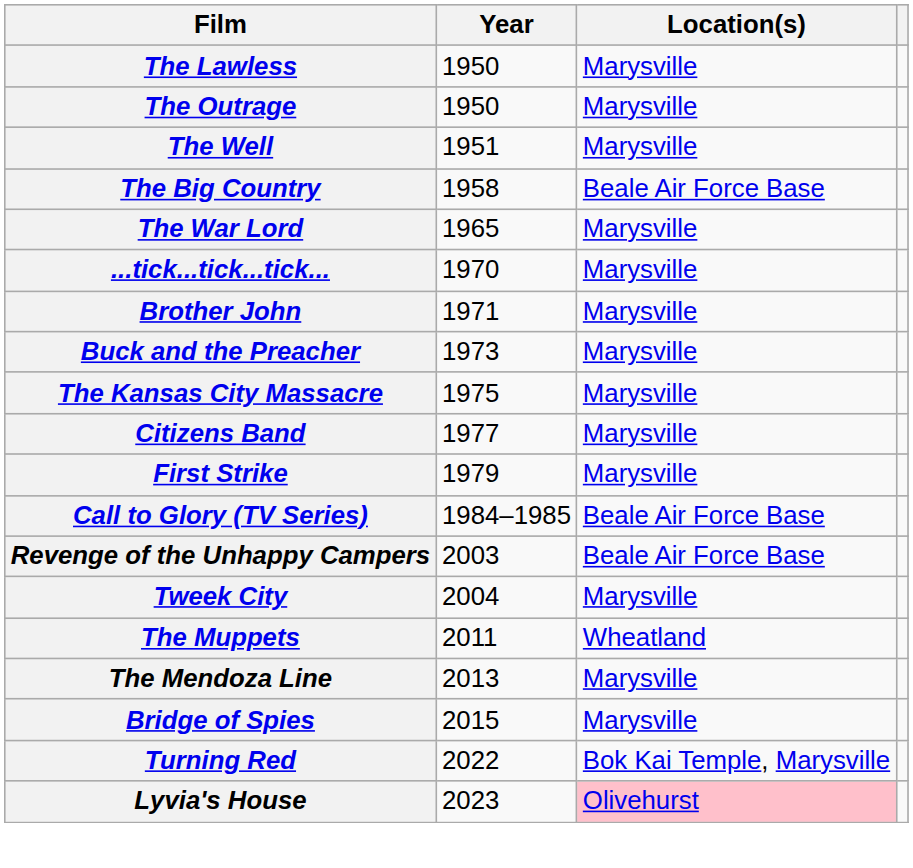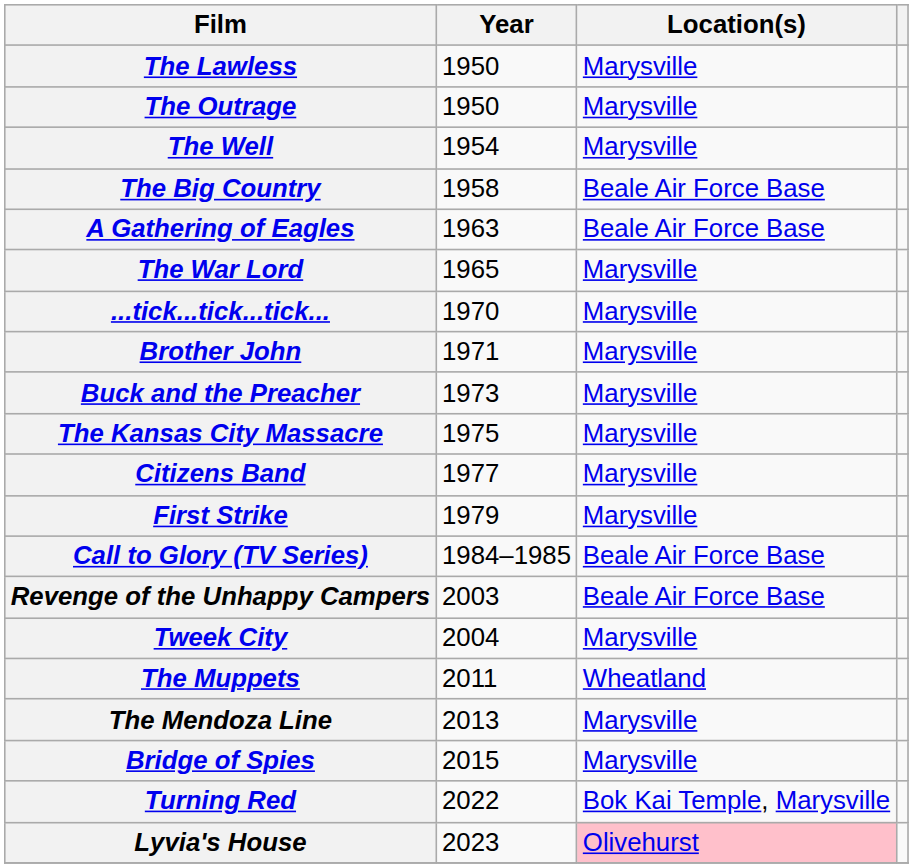(471, 147) 1951 -> (471, 147) 1954
+ row: (220, 229)
